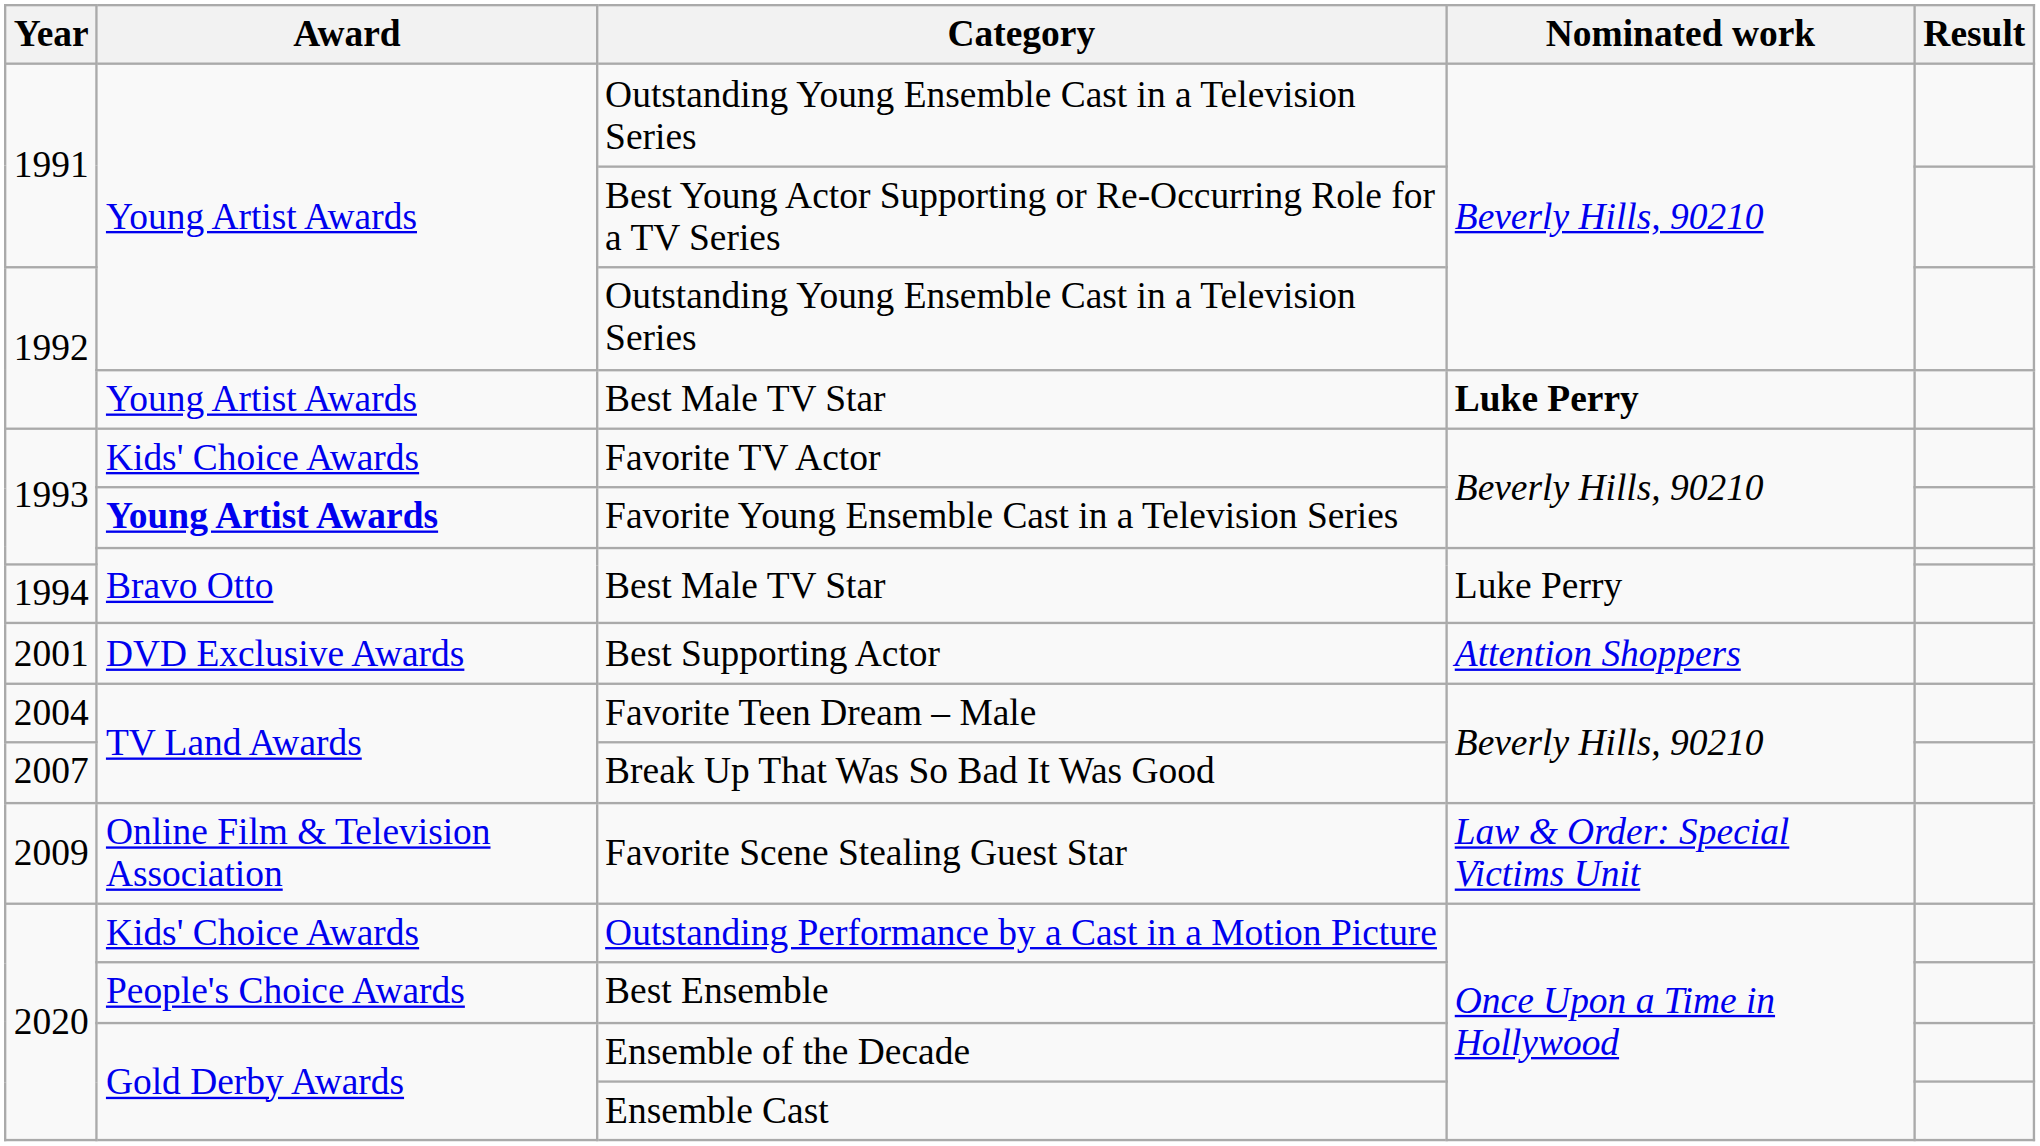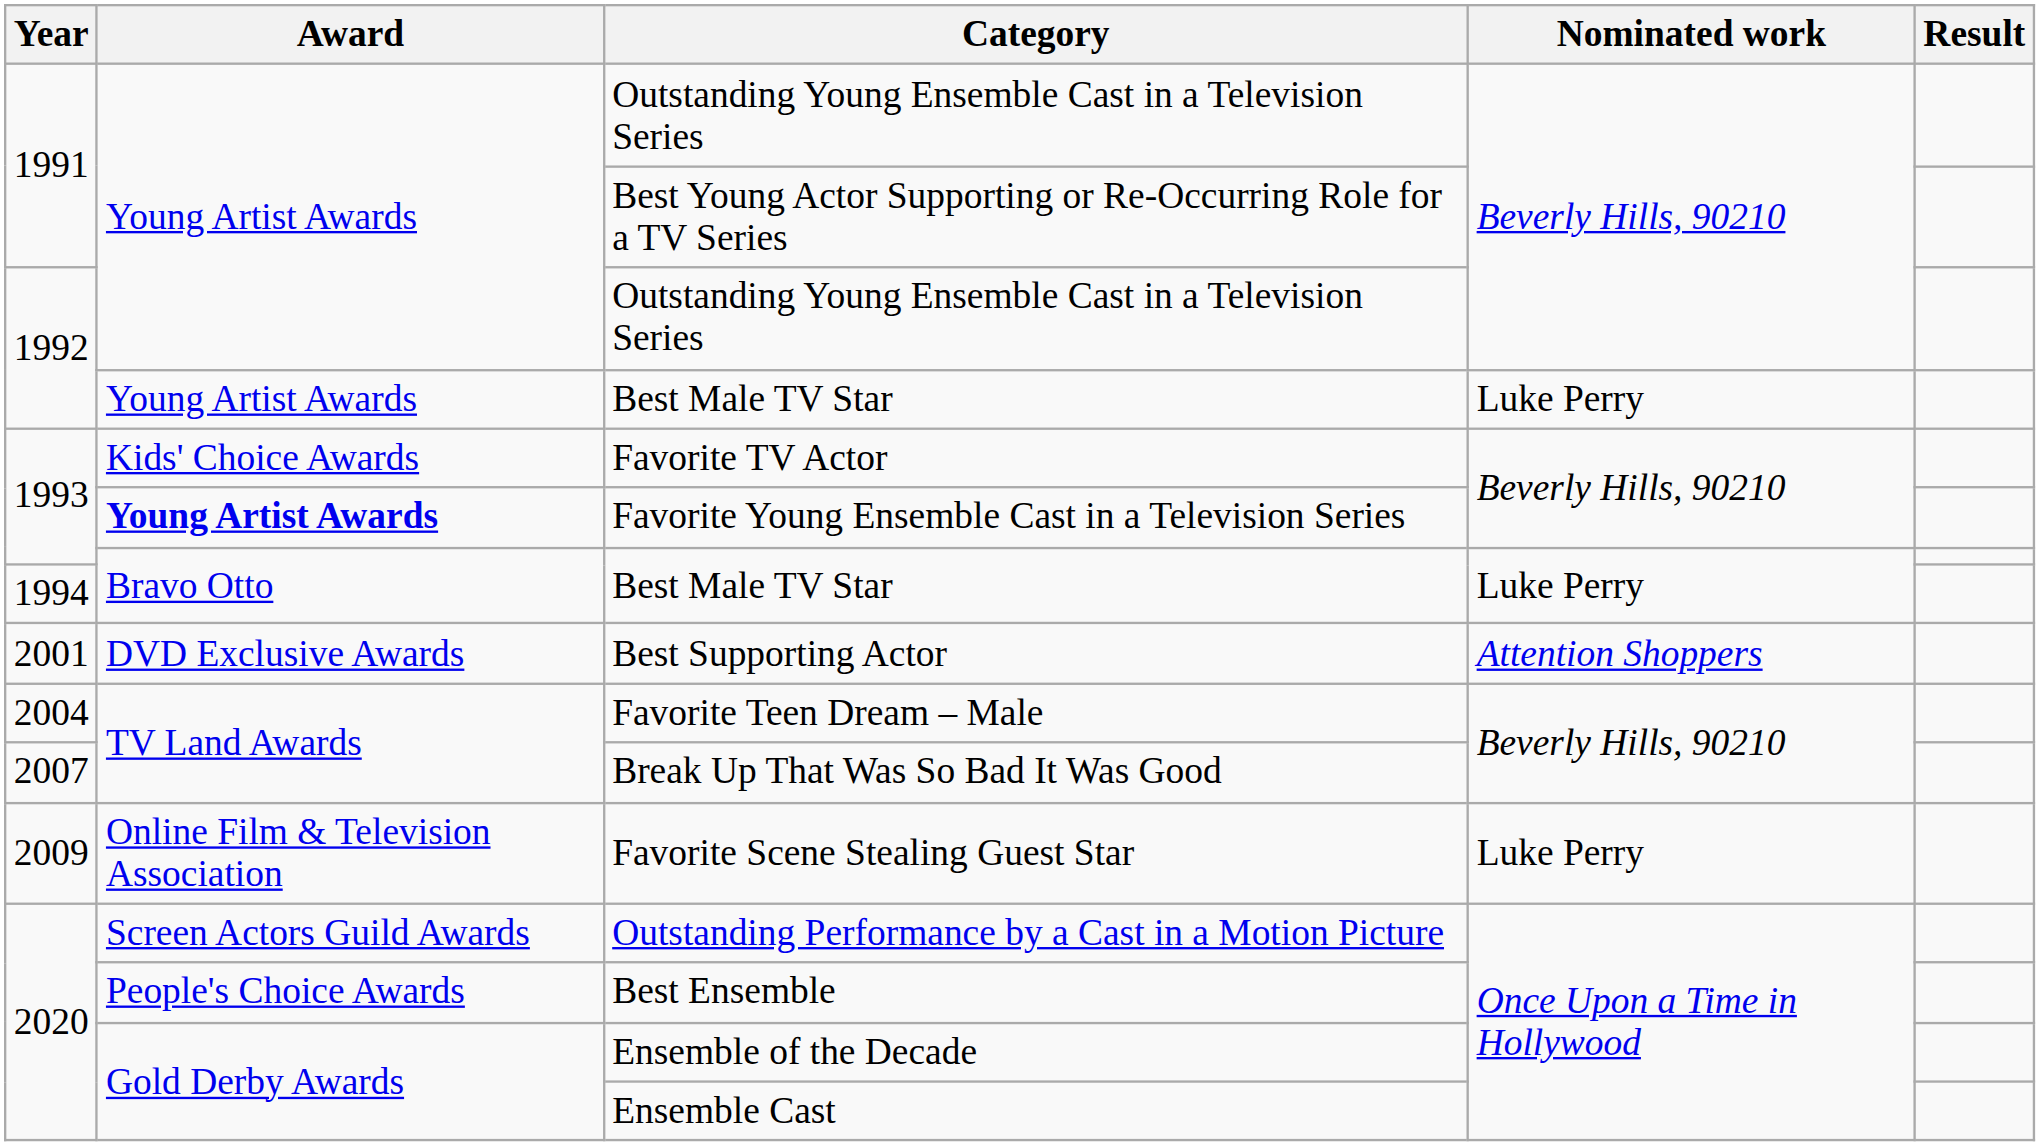(1547, 398) bold -> (1560, 398) normal
(1622, 852) Law & Order: Special Victims Unit -> (1560, 852) Luke Perry
(263, 932) Kids' Choice Awards -> (318, 932) Screen Actors Guild Awards
